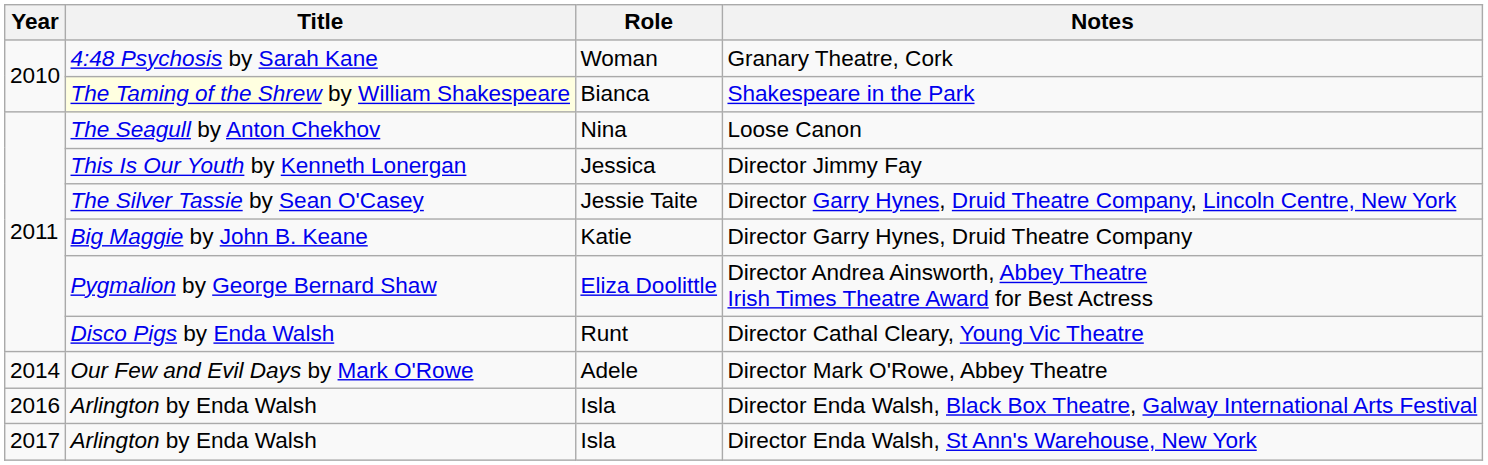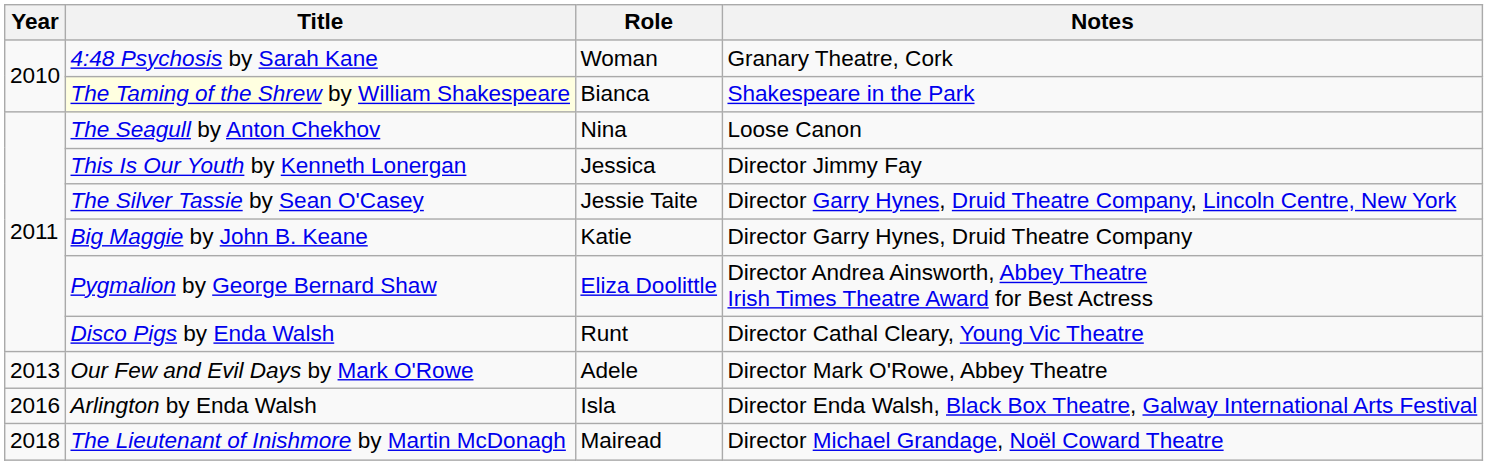(35, 369) 2014 -> (35, 369) 2013
- row: (992, 441)
+ row: (976, 441)
